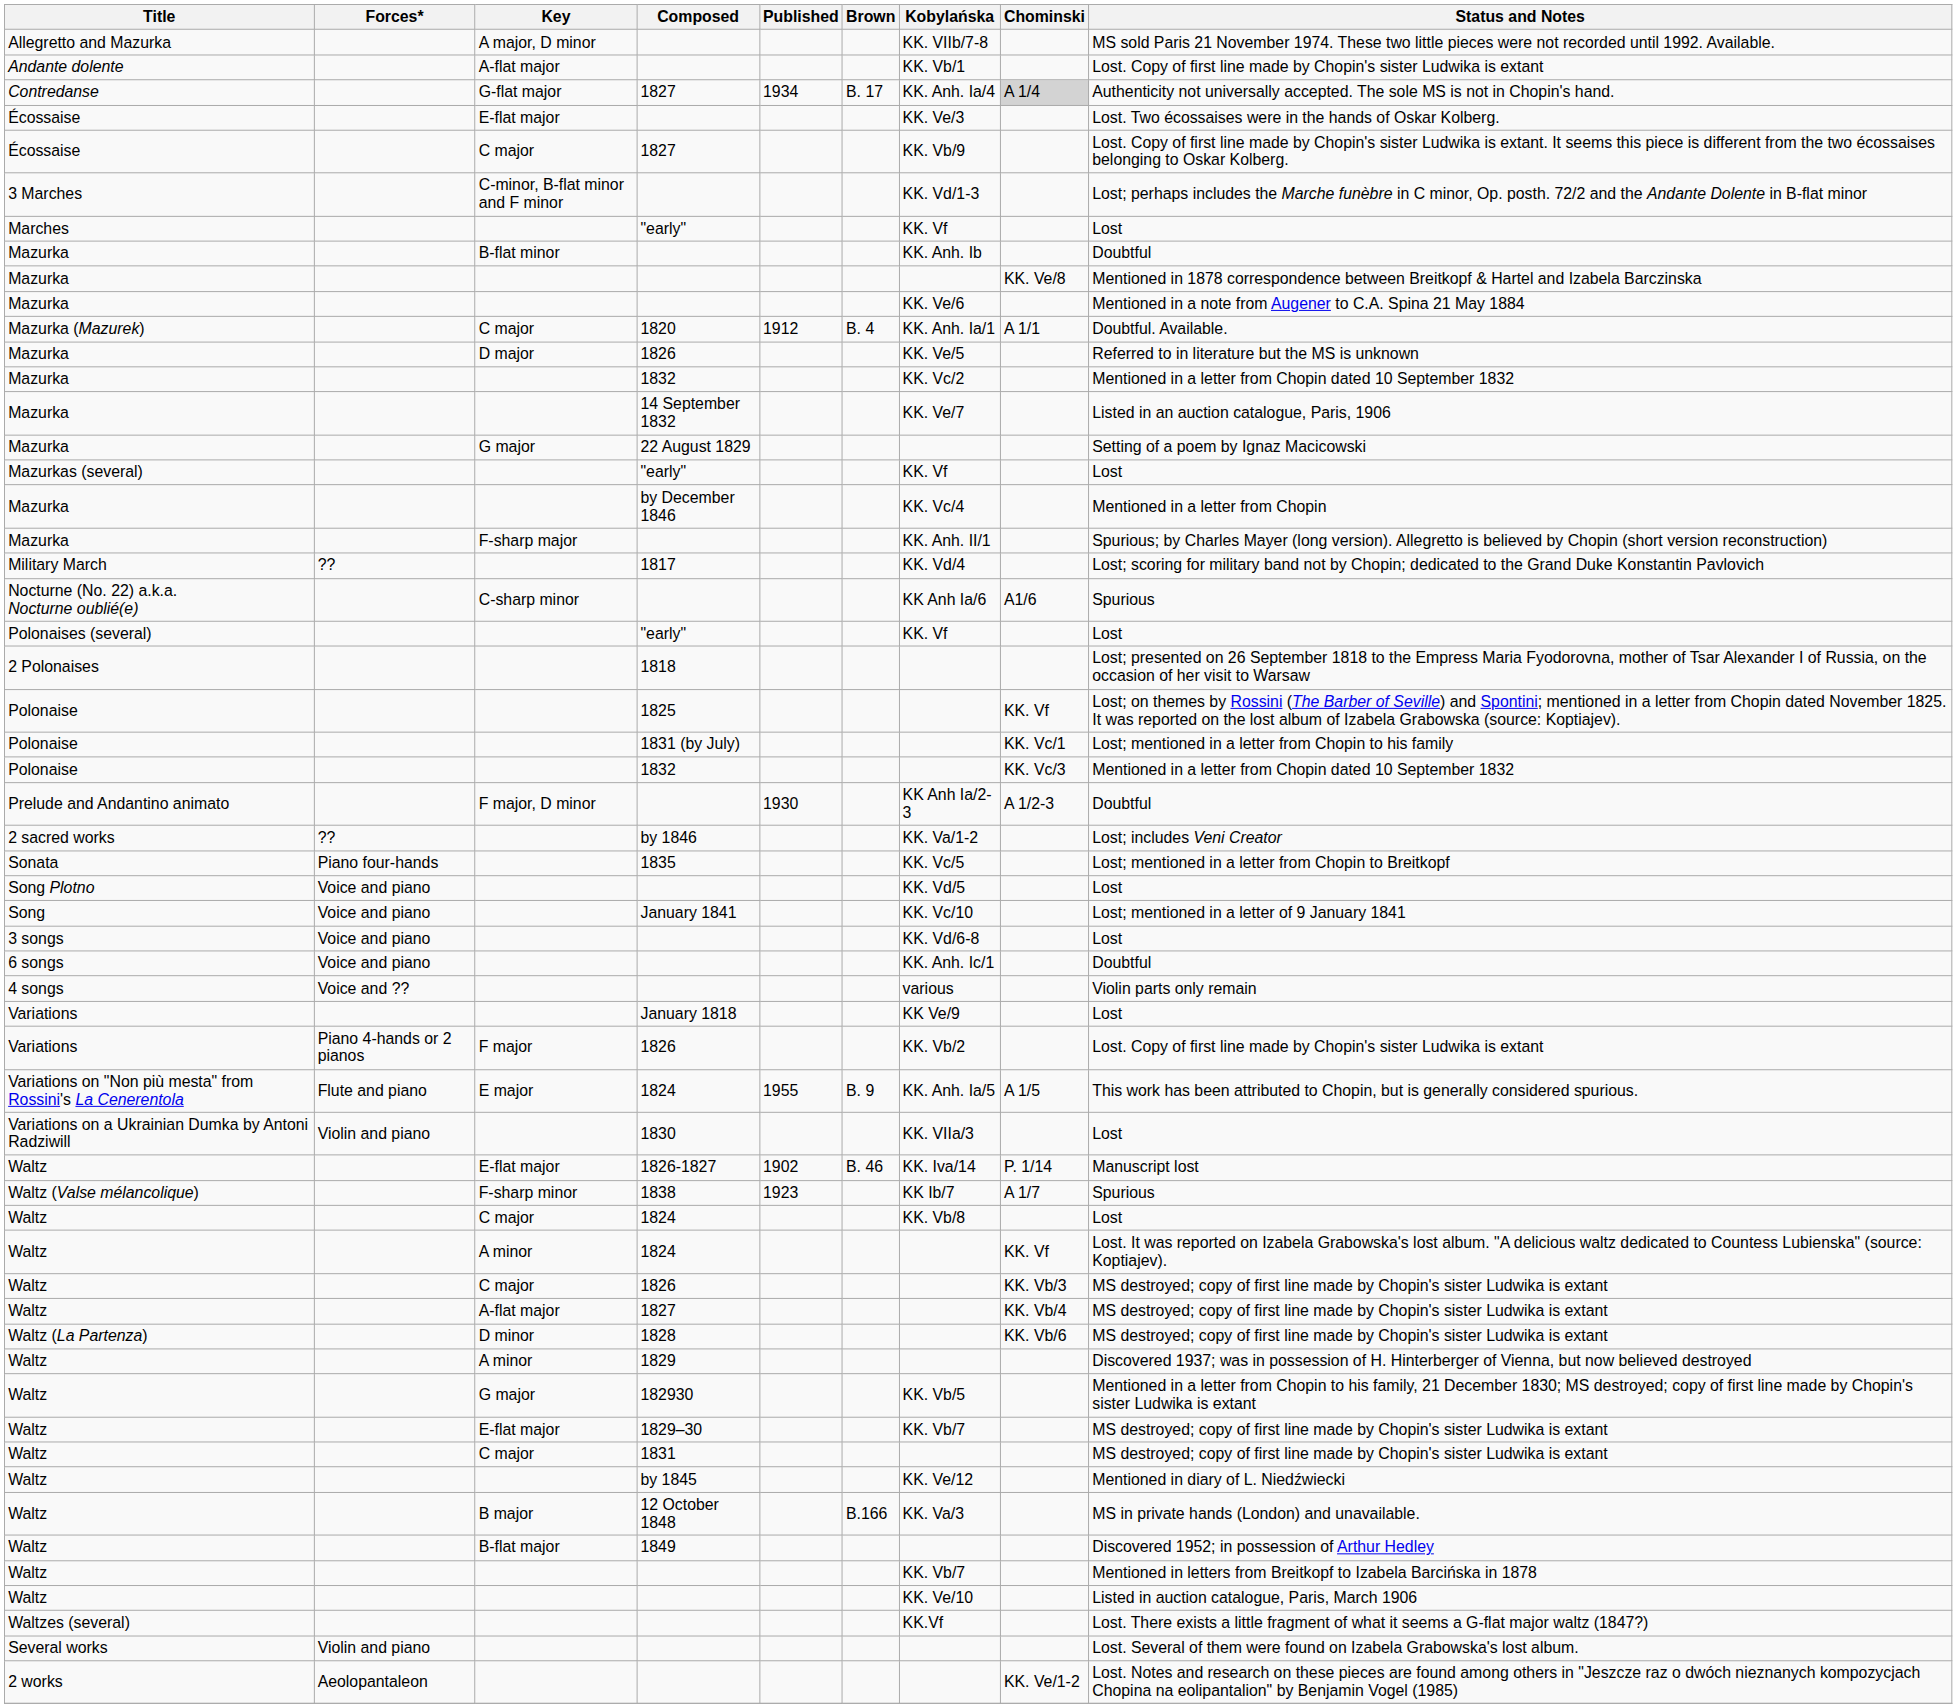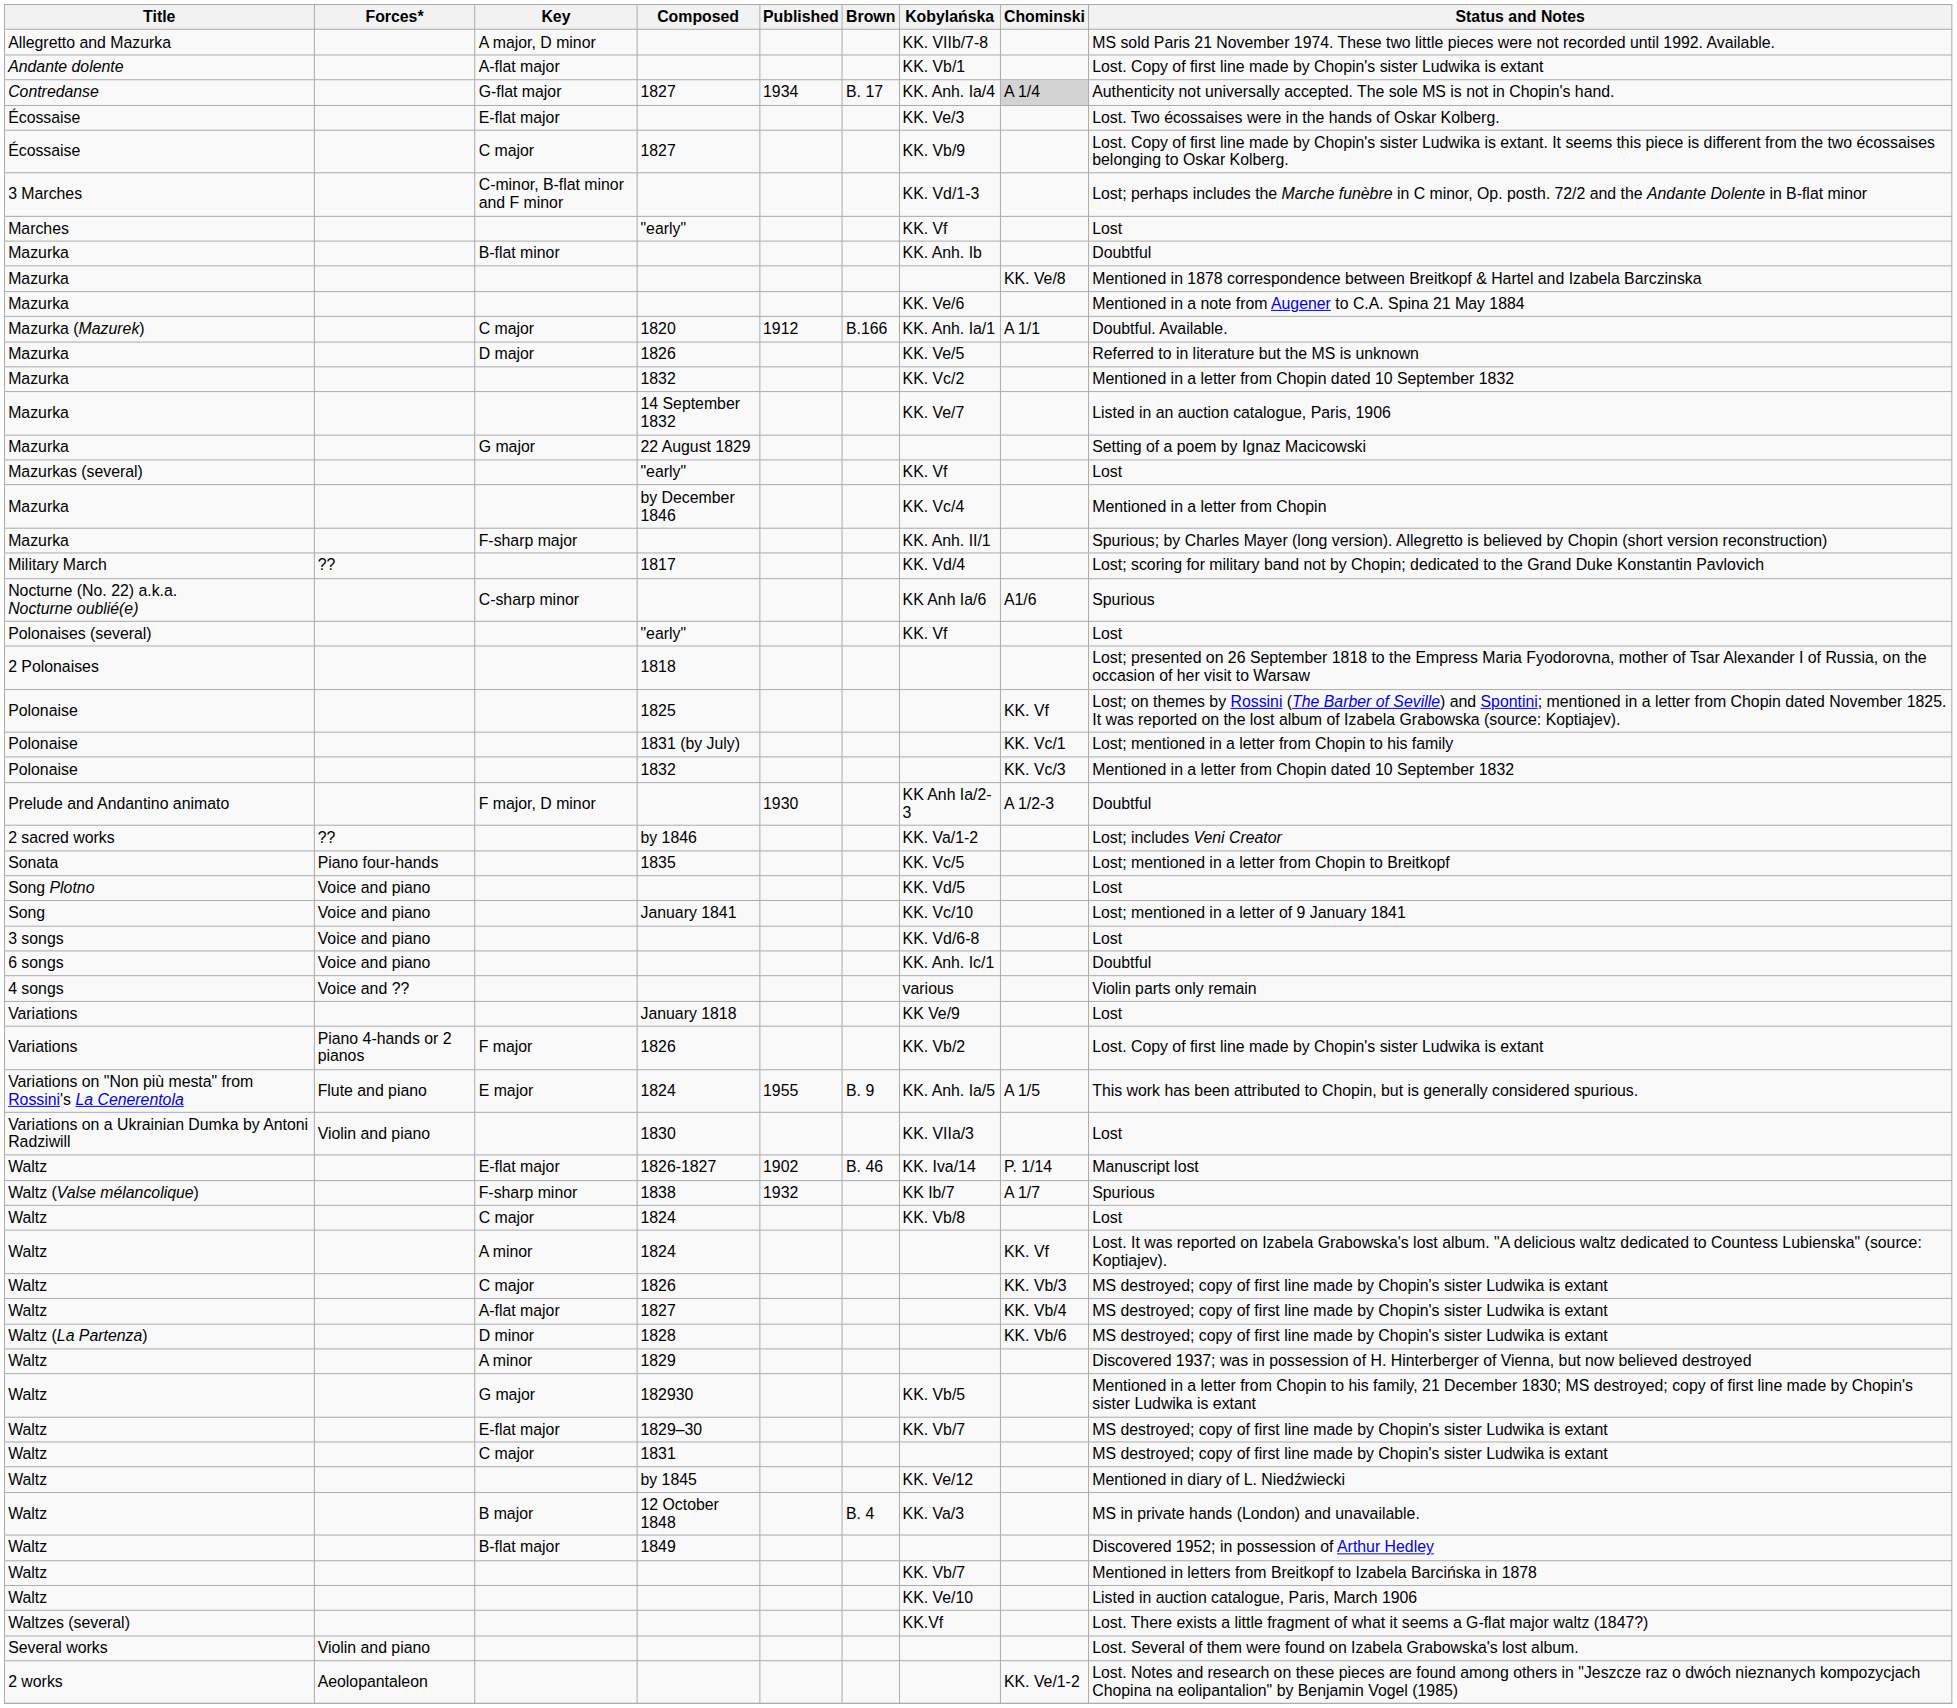(860, 329) B. 4 -> (867, 329) B.166
(781, 1192) 1923 -> (781, 1192) 1932
(867, 1513) B.166 -> (860, 1513) B. 4
